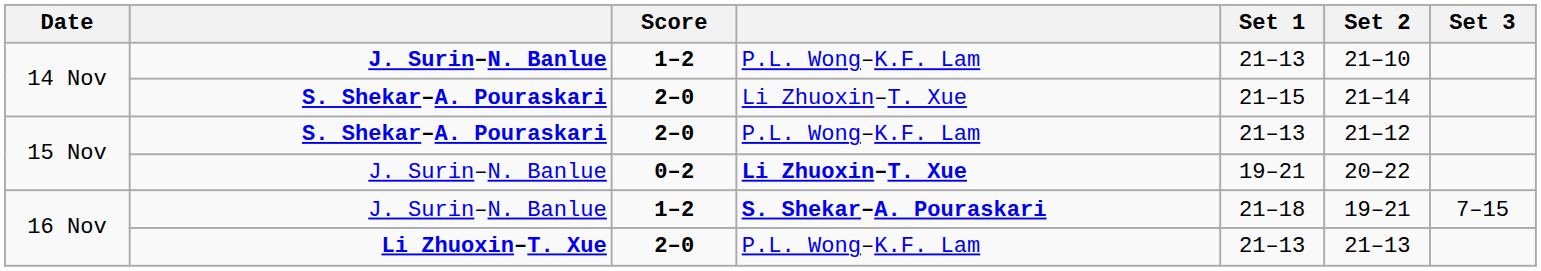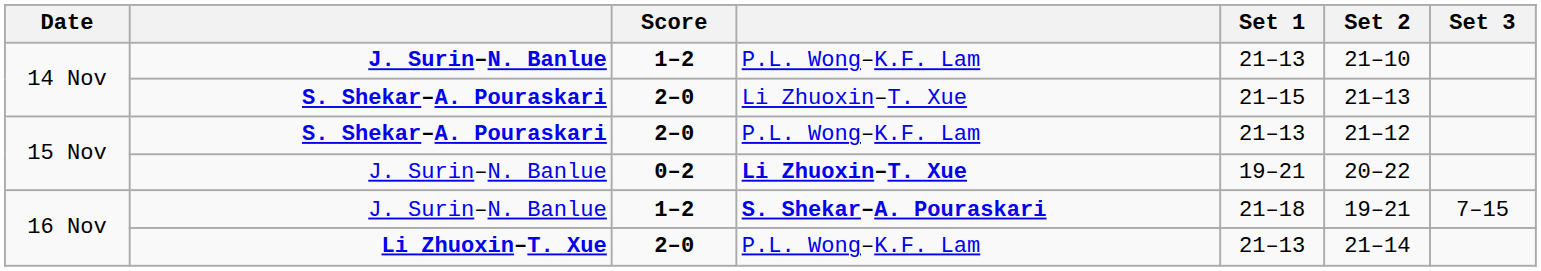(1377, 98) 21–14 -> (1377, 98) 21–13
(1377, 246) 21–13 -> (1377, 246) 21–14
